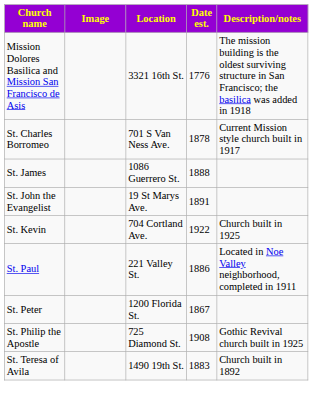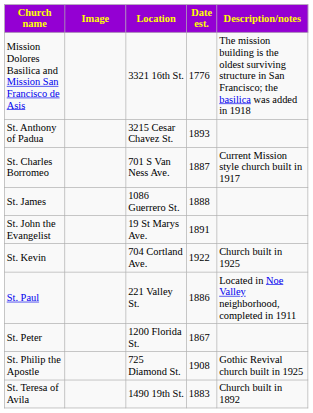+ row: (32, 133)
(199, 139) 1878 -> (199, 167) 1887
